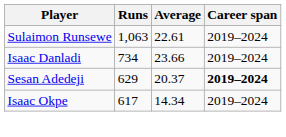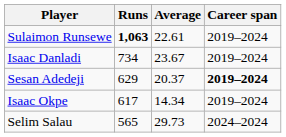(133, 36) normal -> (133, 36) bold
(169, 57) 23.66 -> (169, 57) 23.67
+ row: (40, 121)
